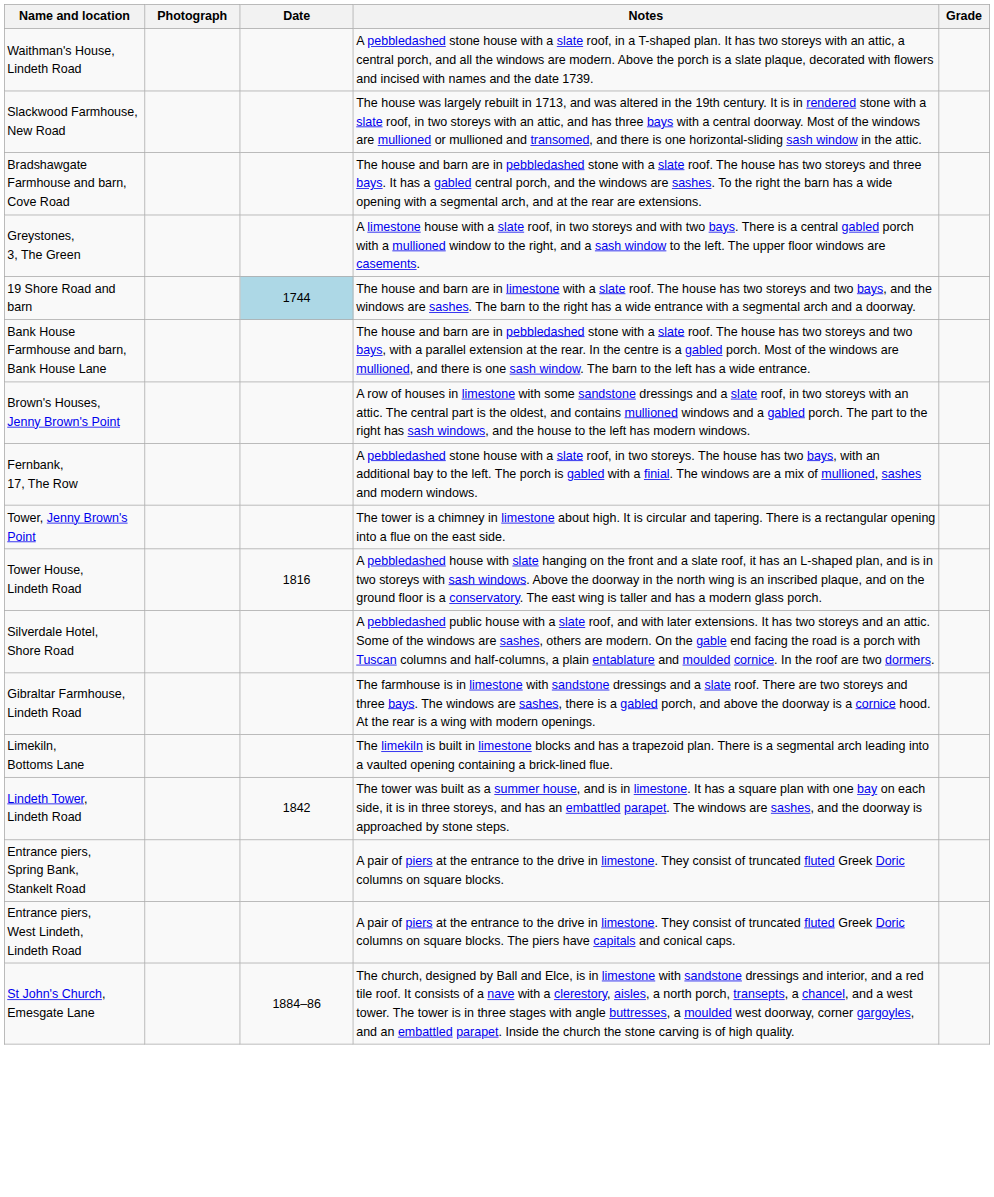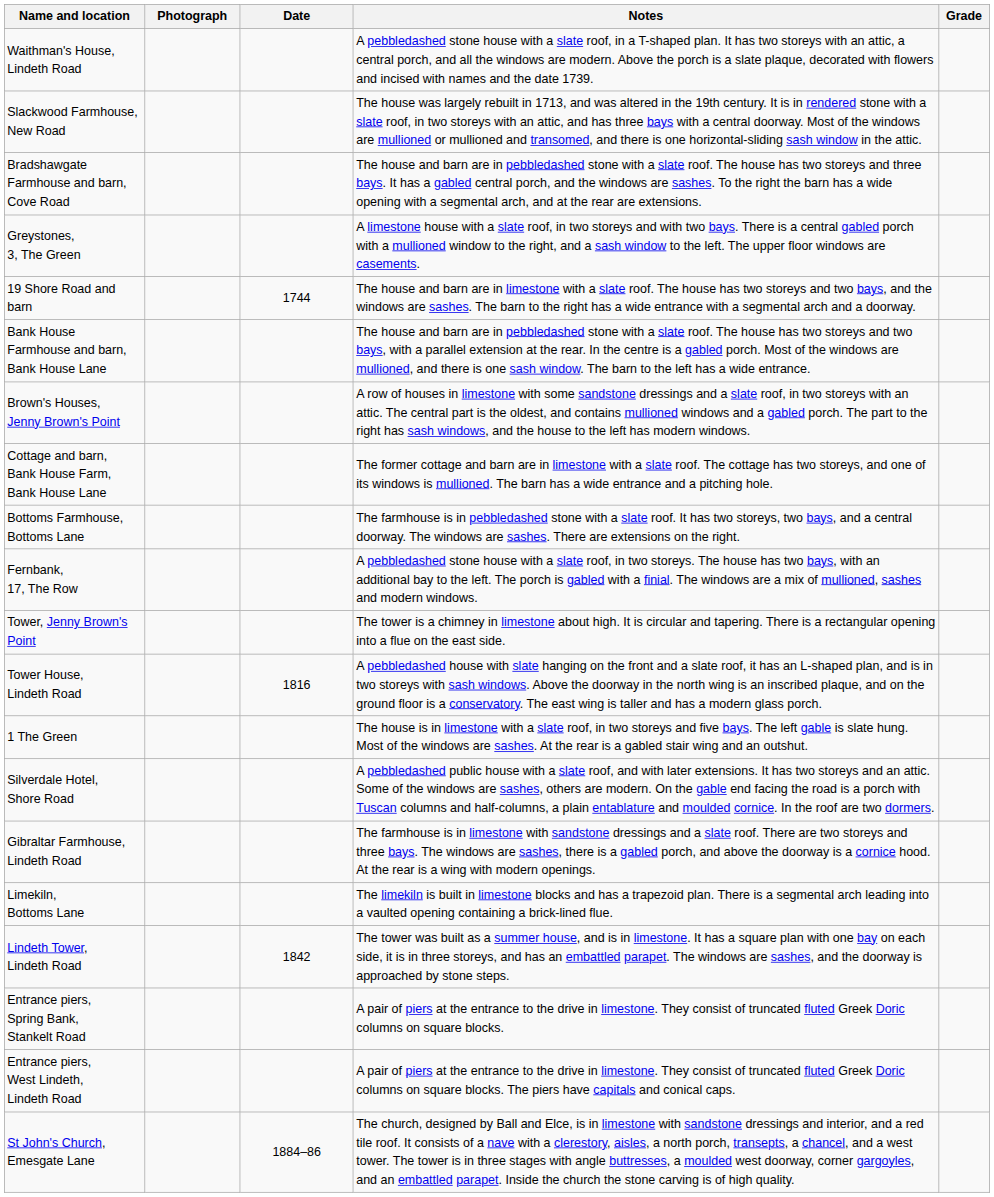(297, 298) lightblue background -> (297, 298) no background
+ row: (59, 474)
+ row: (65, 527)
+ row: (42, 737)
